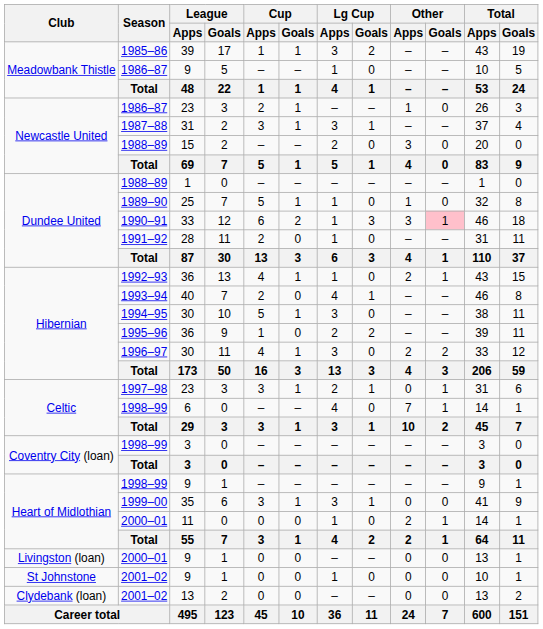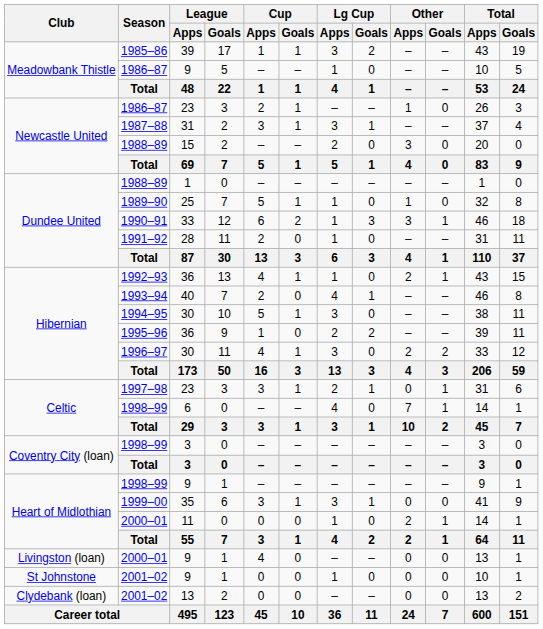(445, 220) pink background -> (445, 220) no background
(261, 558) 0 -> (261, 558) 4
